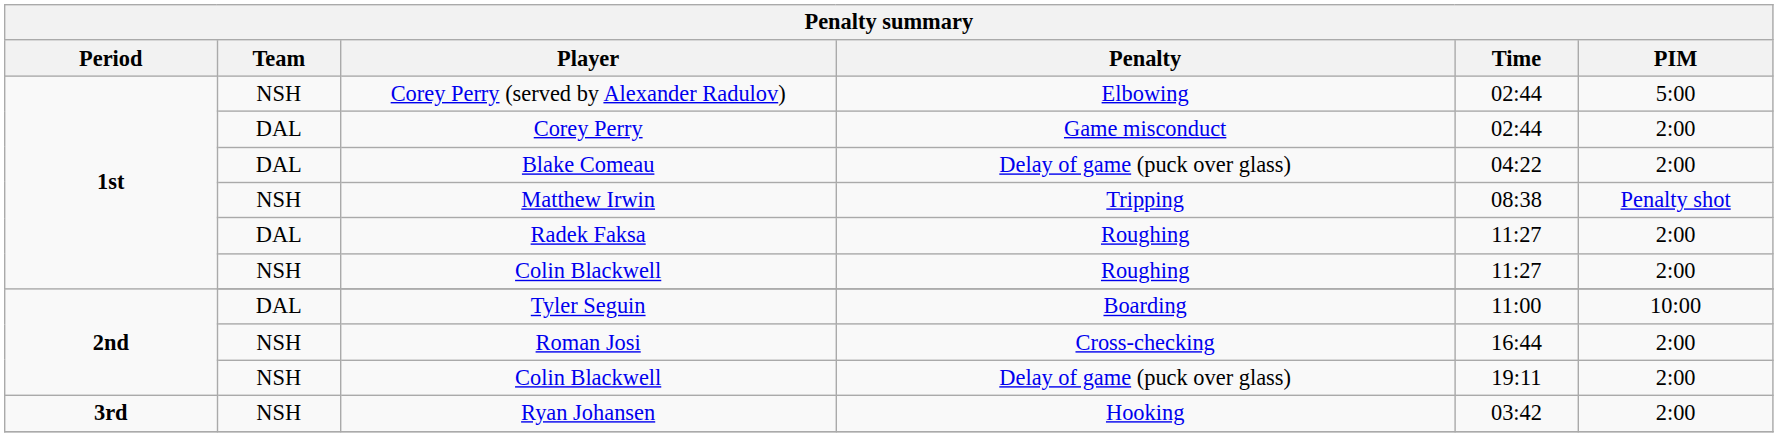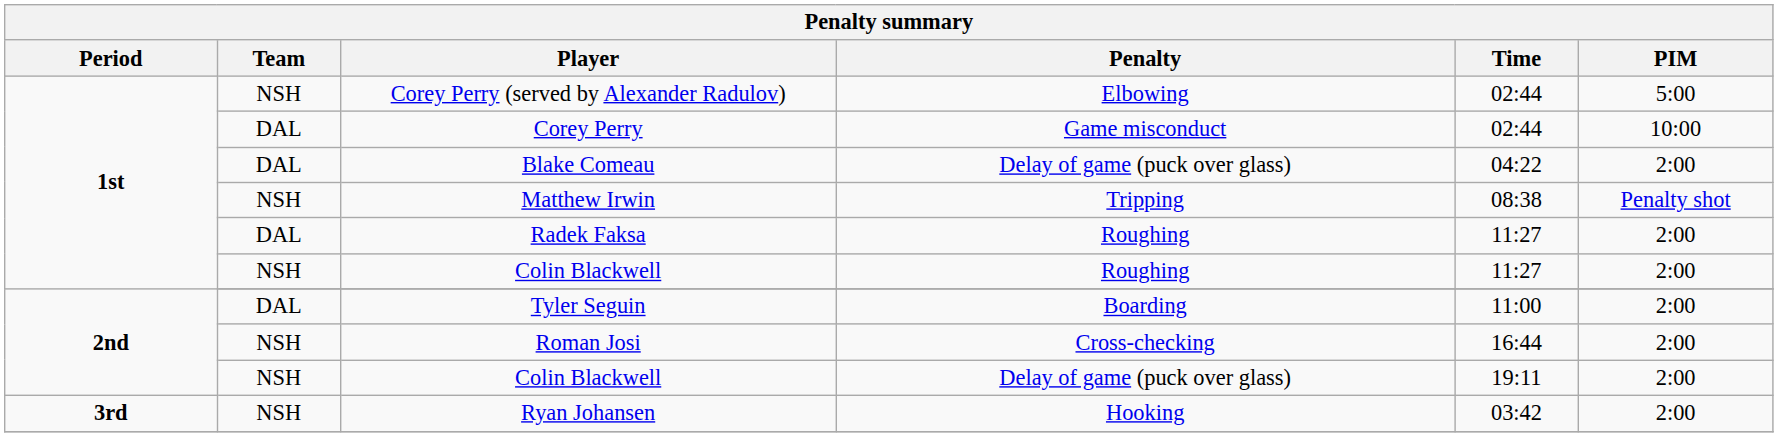(1676, 128) 2:00 -> (1676, 128) 10:00
(1676, 306) 10:00 -> (1676, 306) 2:00
